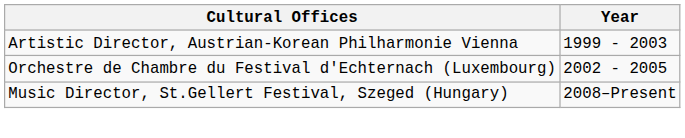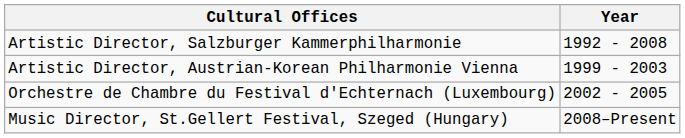+ row: (235, 43)
